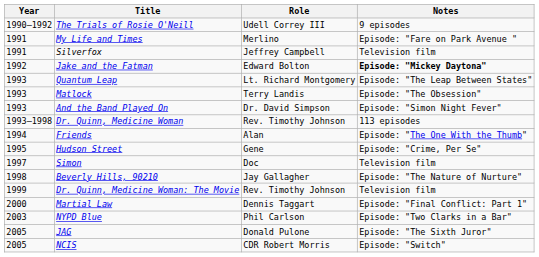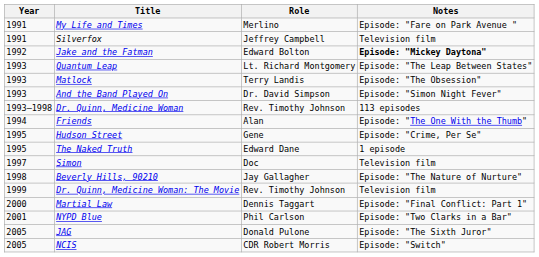- row: (125, 25)
+ row: (94, 149)
(17, 218) 2003 -> (17, 218) 2001
